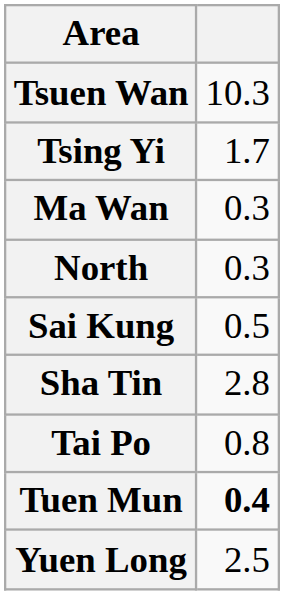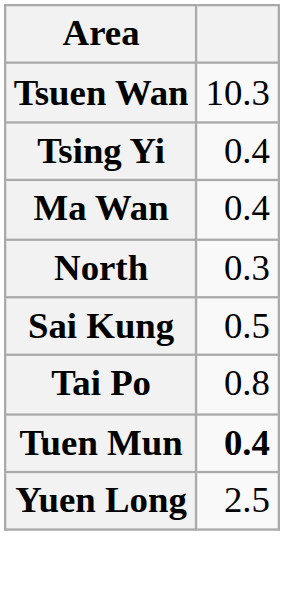(247, 150) 1.7 -> (247, 150) 0.4
(247, 208) 0.3 -> (247, 208) 0.4
- row: (101, 383)
